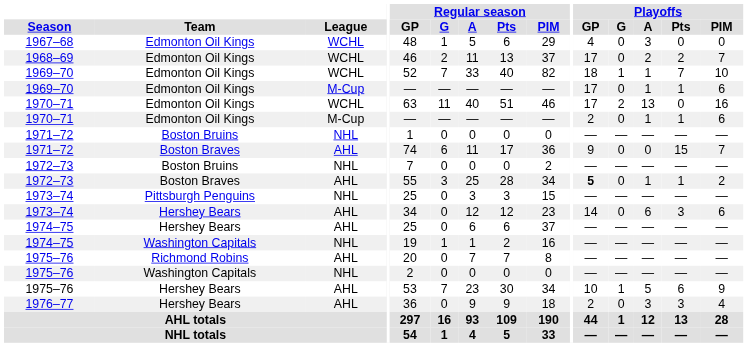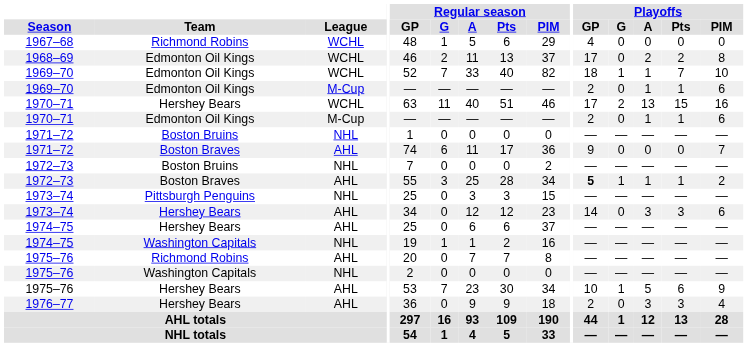(200, 42) Edmonton Oil Kings -> (200, 42) Richmond Robins
(648, 42) 3 -> (648, 42) 0
(722, 58) 7 -> (722, 58) 8
(591, 88) 17 -> (591, 88) 2
(200, 104) Edmonton Oil Kings -> (200, 104) Hershey Bears
(681, 104) 0 -> (681, 104) 15
(681, 150) 15 -> (681, 150) 0
(621, 181) 0 -> (621, 181) 1
(648, 212) 6 -> (648, 212) 3
